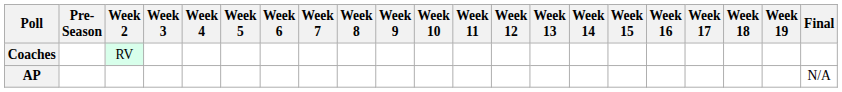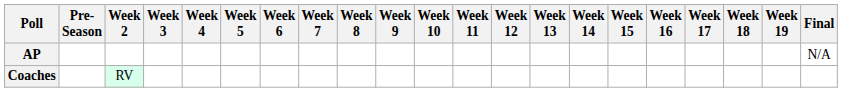rows swapped: (32, 76) <-> (32, 54)
